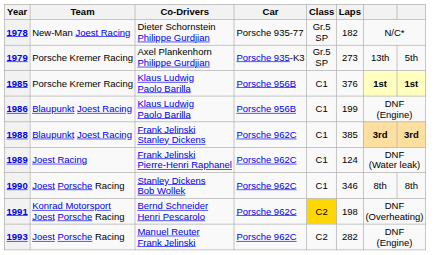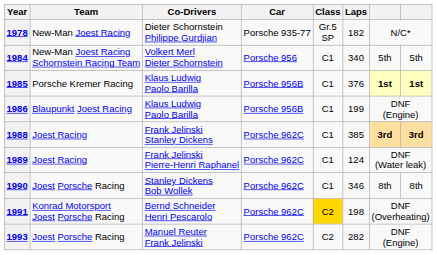- row: (17, 58)
+ row: (17, 58)
(82, 135) Blaupunkt Joest Racing -> (60, 135) Joest Racing
